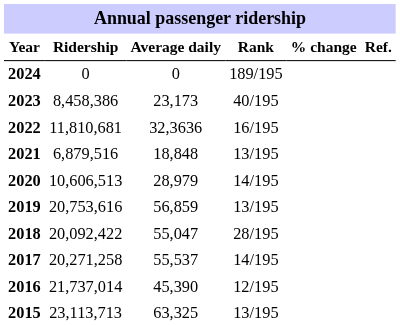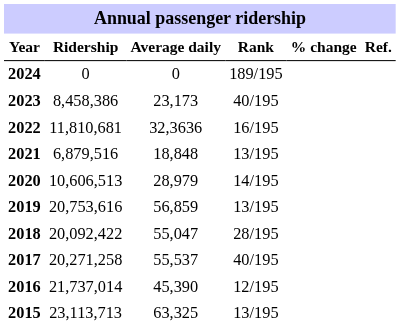(256, 260) 14/195 -> (256, 260) 40/195
